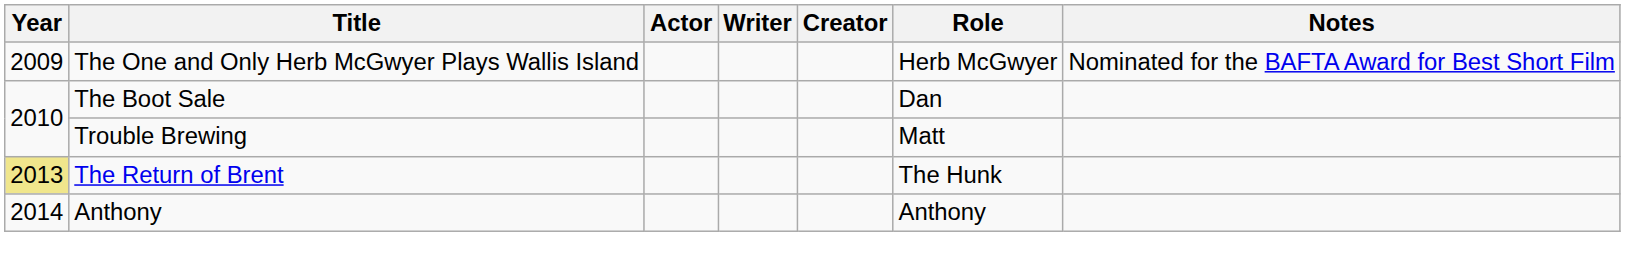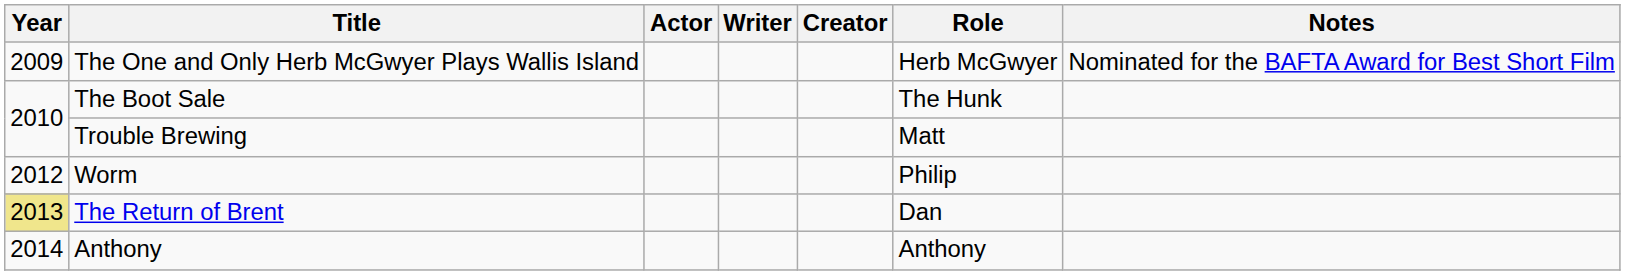(920, 99) Dan -> (950, 99) The Hunk
+ row: (106, 174)
(950, 174) The Hunk -> (920, 212) Dan
